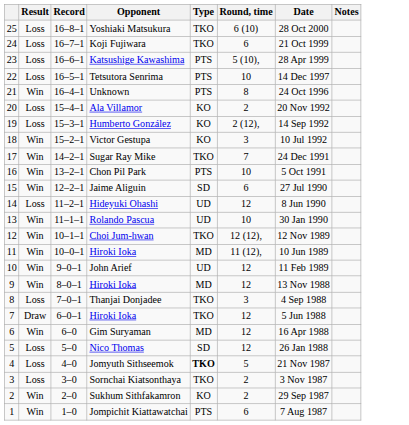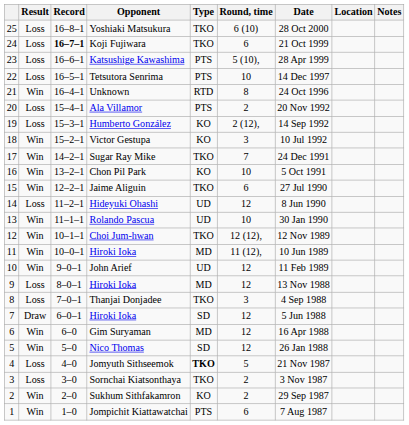+ column: (354, 12)
(69, 44) normal -> (69, 44) bold
(204, 92) PTS -> (204, 92) RTD
(204, 108) KO -> (204, 108) PTS
(204, 172) PTS -> (204, 172) KO
(204, 188) SD -> (204, 188) TKO
(35, 284) Win -> (35, 284) Loss
(204, 316) TKO -> (204, 316) SD
(35, 348) Loss -> (35, 348) Win
